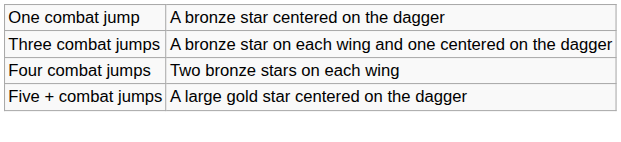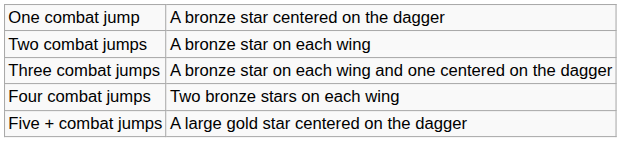+ row: (78, 44)
